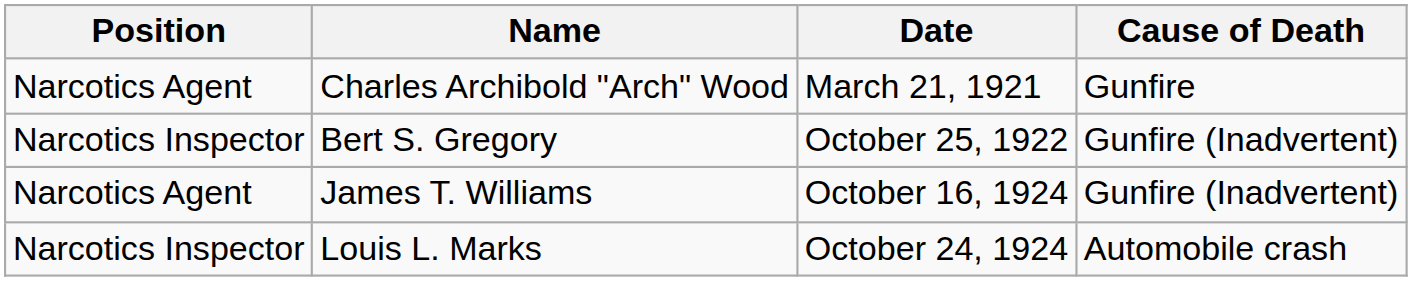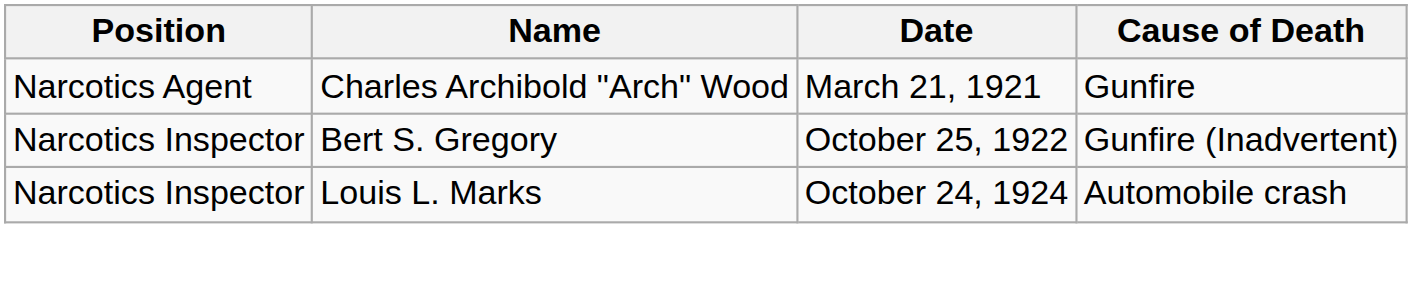- row: (456, 193)
